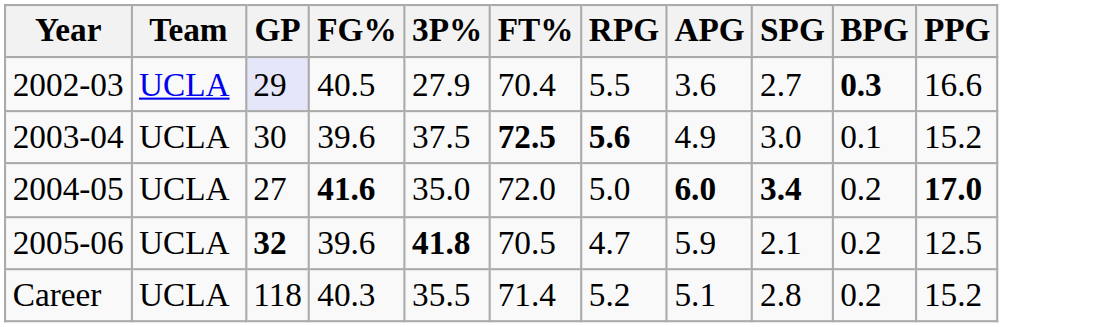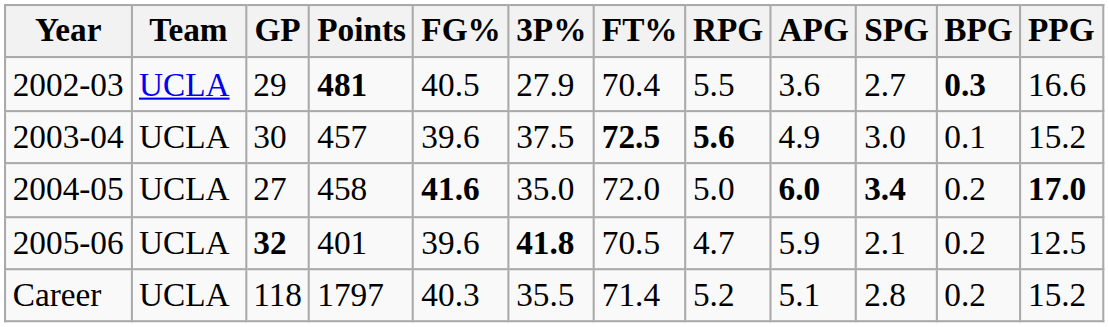+ column: (362, 30)
(270, 83) lavender background -> (270, 83) no background
